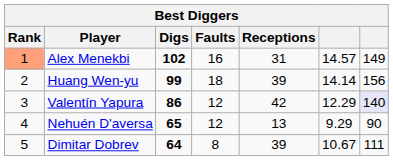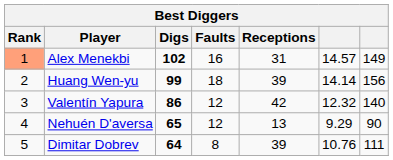(339, 102) 12.29 -> (339, 102) 12.32
(374, 102) lavender background -> (374, 102) no background
(339, 145) 10.67 -> (339, 145) 10.76
